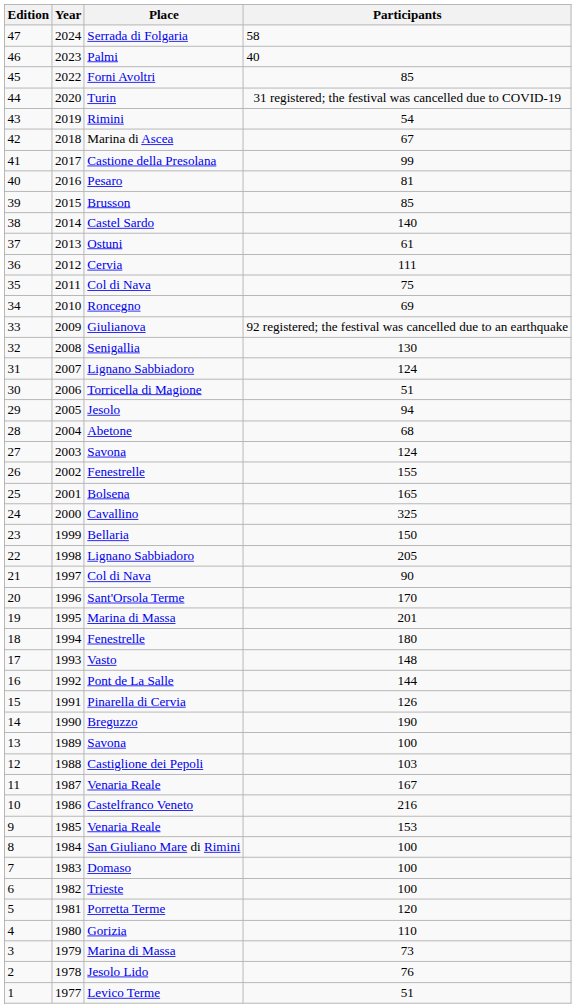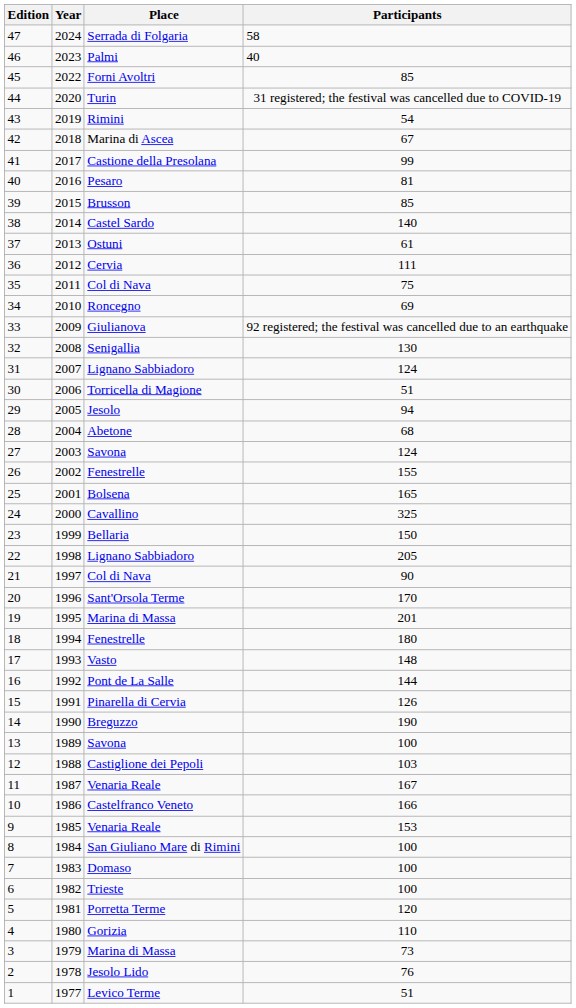(407, 805) 216 -> (407, 805) 166
